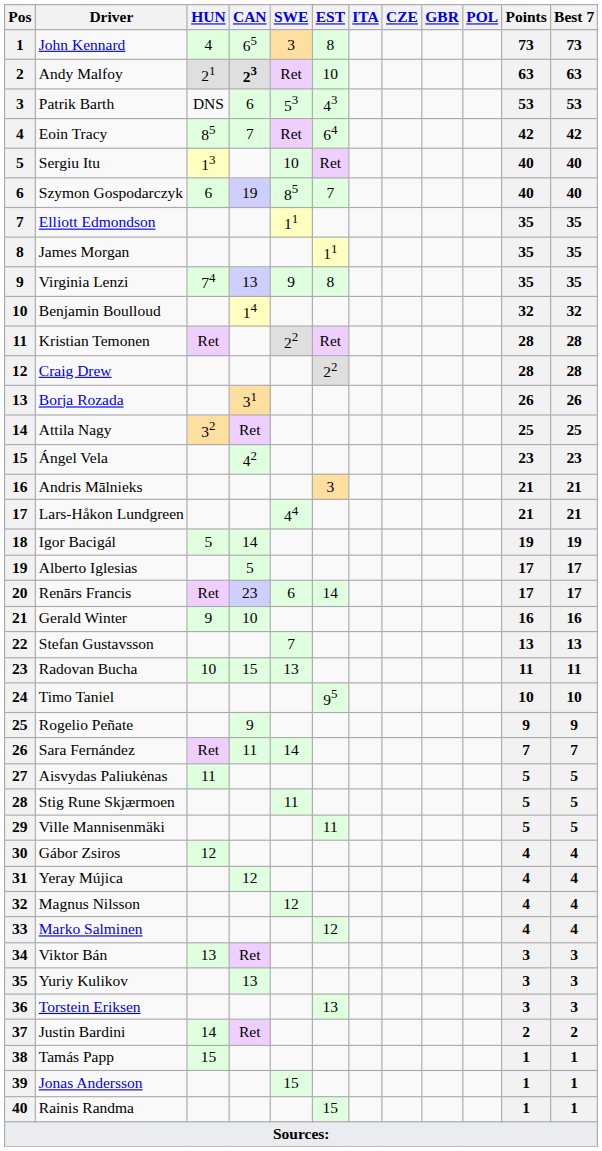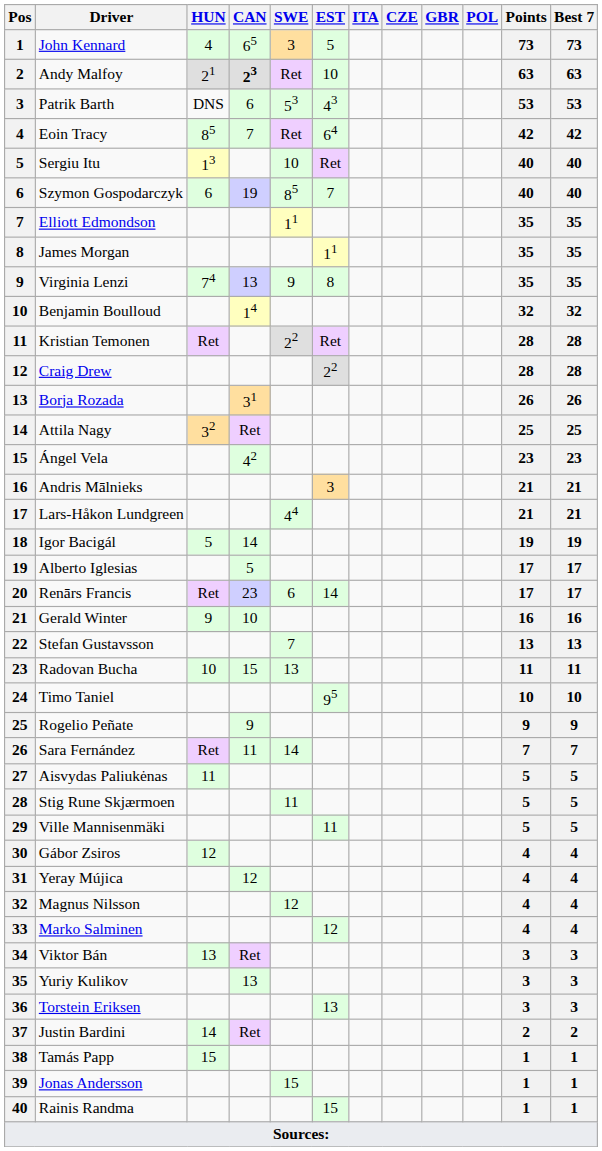(330, 44) 8 -> (330, 44) 5
